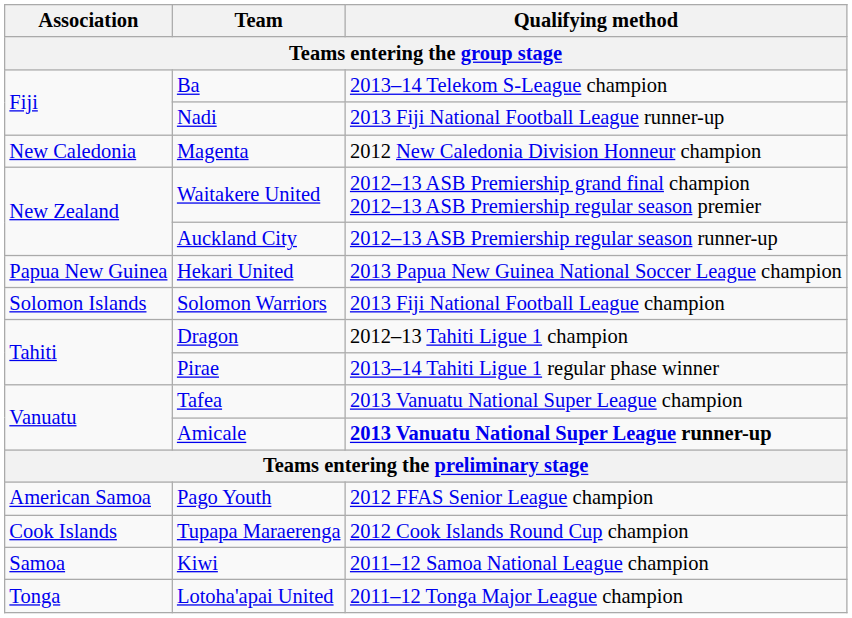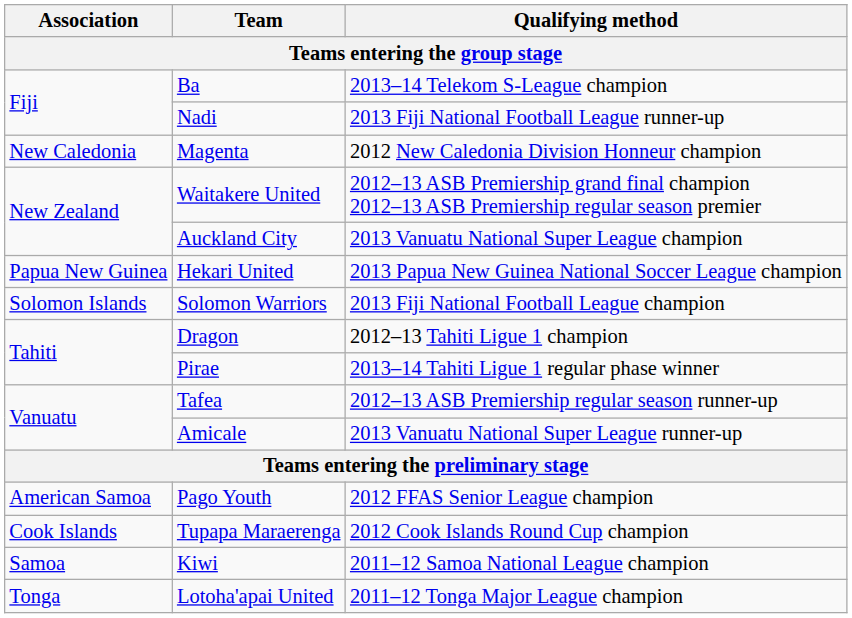(564, 238) 2012–13 ASB Premiership regular season runner-up -> (546, 238) 2013 Vanuatu National Super League champion
(546, 401) 2013 Vanuatu National Super League champion -> (564, 401) 2012–13 ASB Premiership regular season runner-up
(561, 433) bold -> (546, 433) normal
